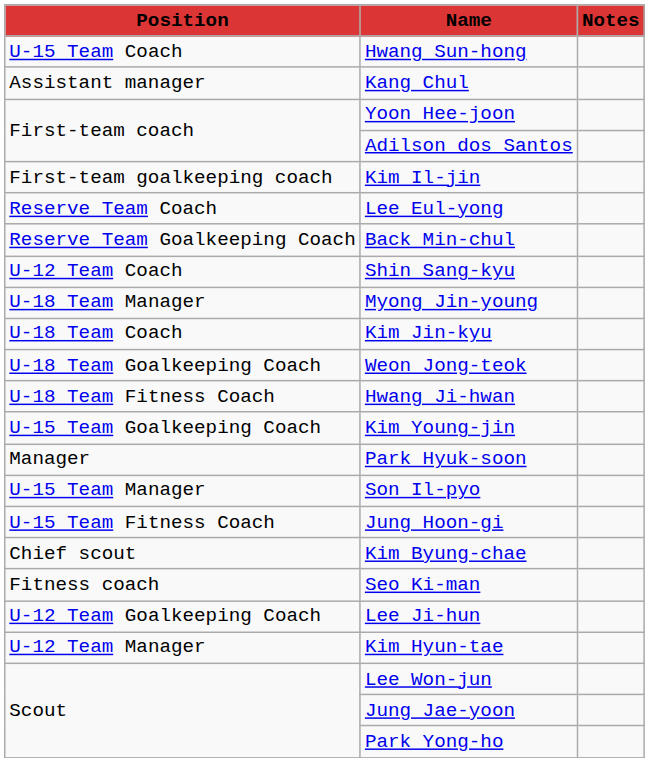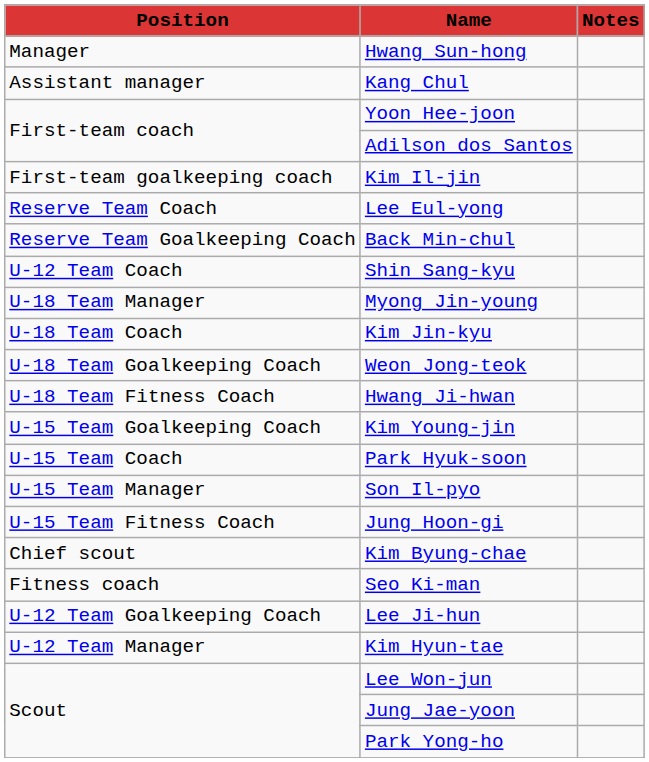(96, 52) U-15 Team Coach -> (50, 52) Manager
(50, 459) Manager -> (96, 459) U-15 Team Coach
